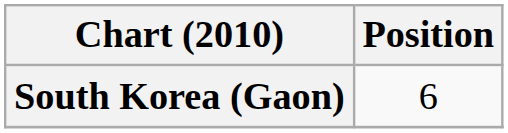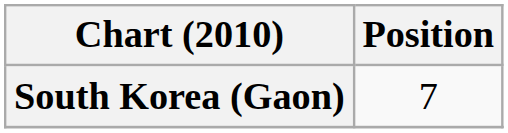(428, 95) 6 -> (428, 95) 7
